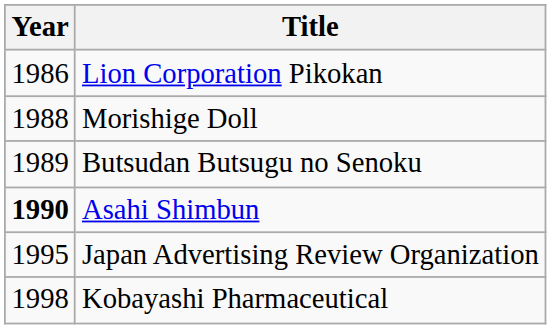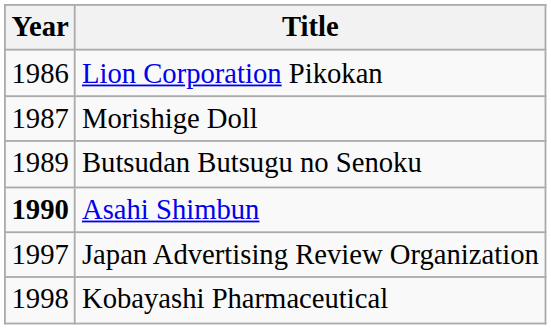(40, 118) 1988 -> (40, 118) 1987
(40, 254) 1995 -> (40, 254) 1997
